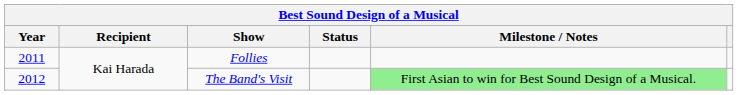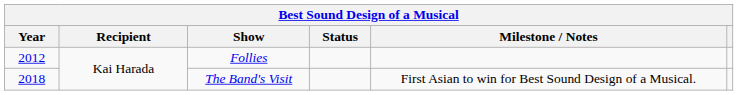(32, 57) 2011 -> (32, 57) 2012
(32, 79) 2012 -> (32, 79) 2018
(549, 79) lightgreen background -> (549, 79) no background
